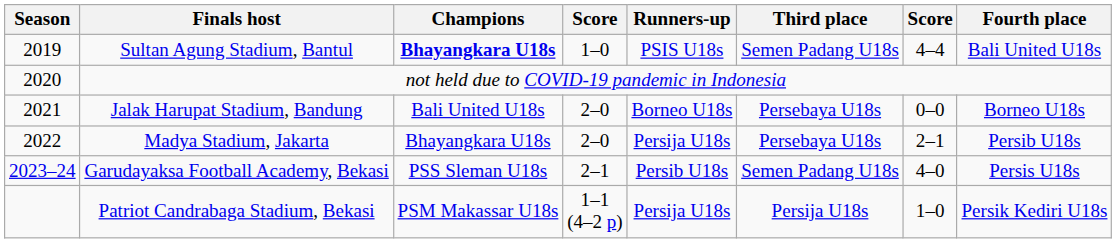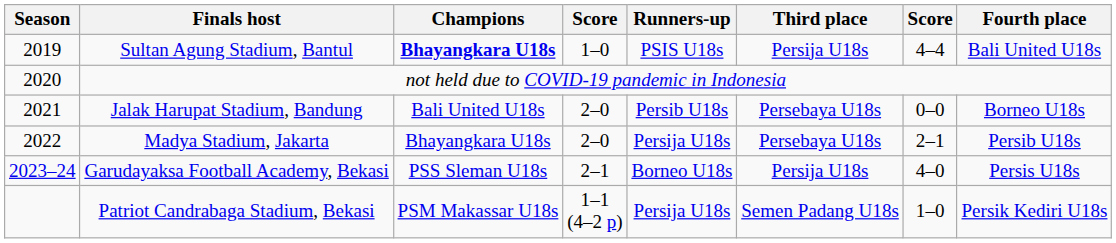(820, 49) Semen Padang U18s -> (820, 49) Persija U18s
(682, 110) Borneo U18s -> (682, 110) Persib U18s
(682, 170) Persib U18s -> (682, 170) Borneo U18s
(820, 170) Semen Padang U18s -> (820, 170) Persija U18s
(820, 211) Persija U18s -> (820, 211) Semen Padang U18s
